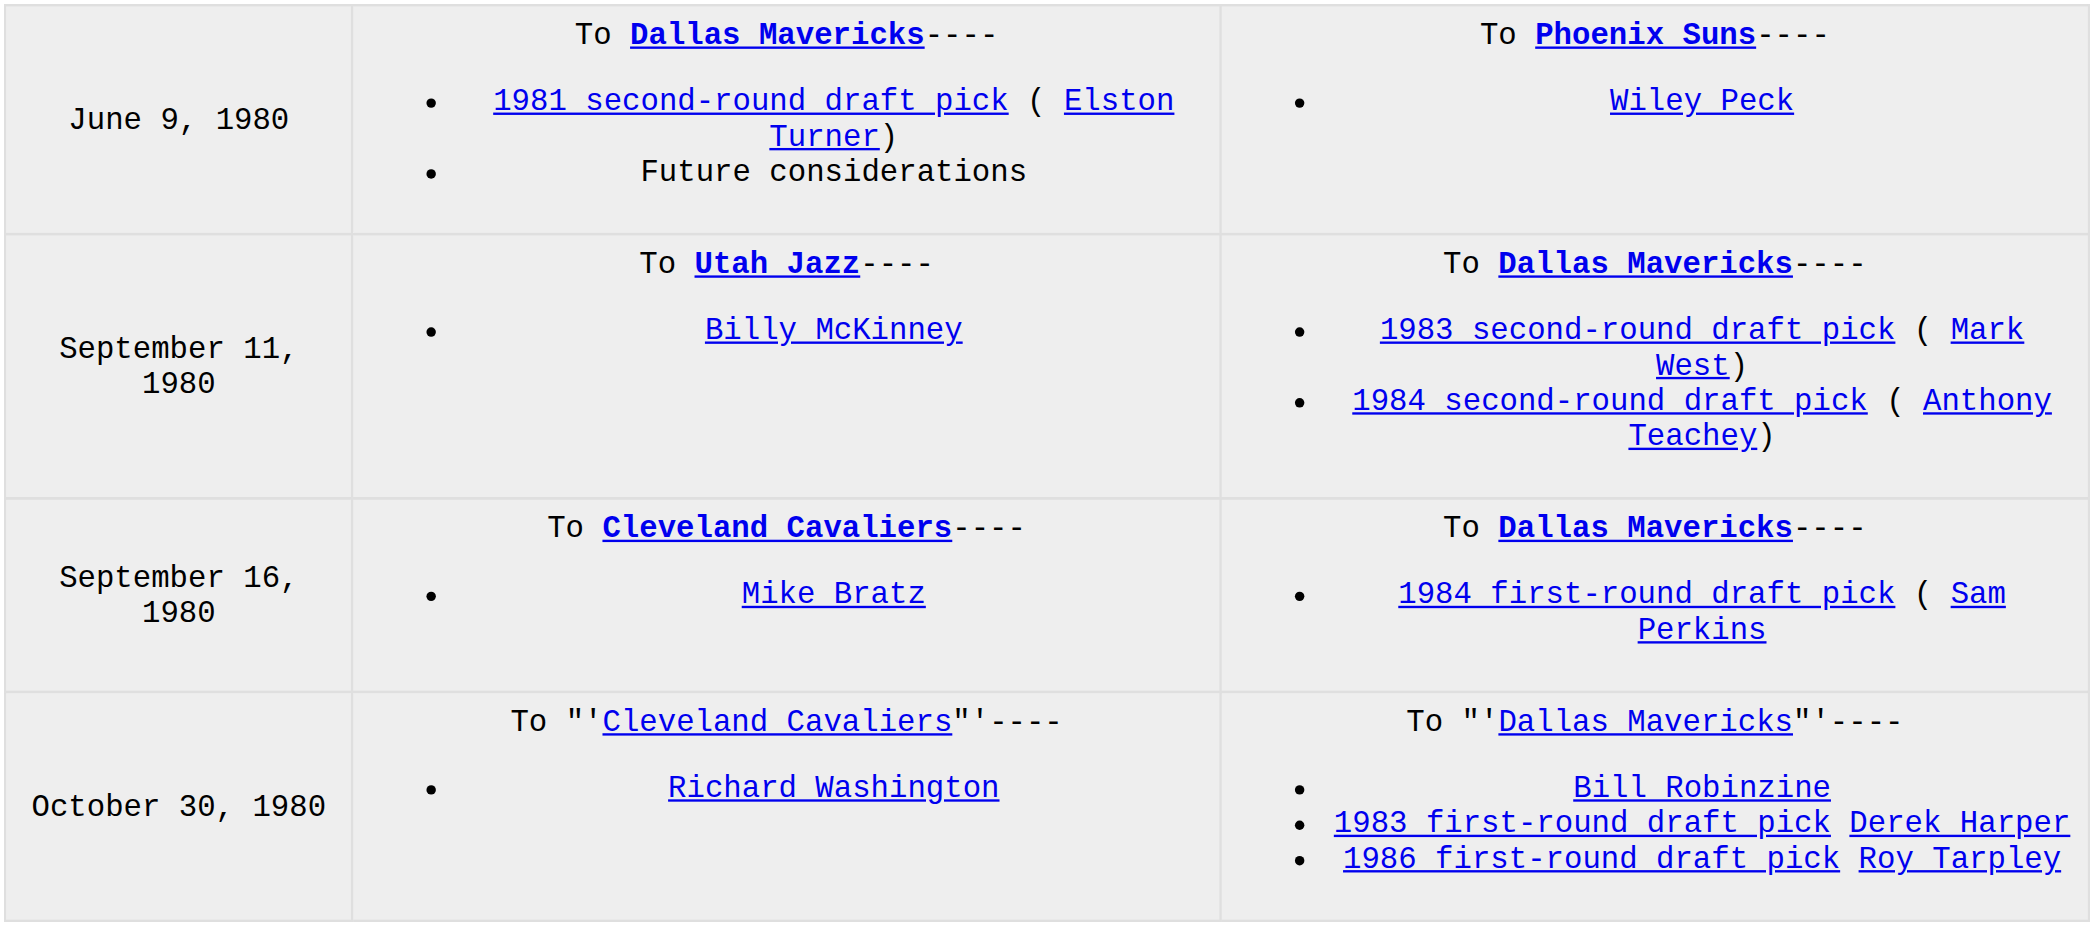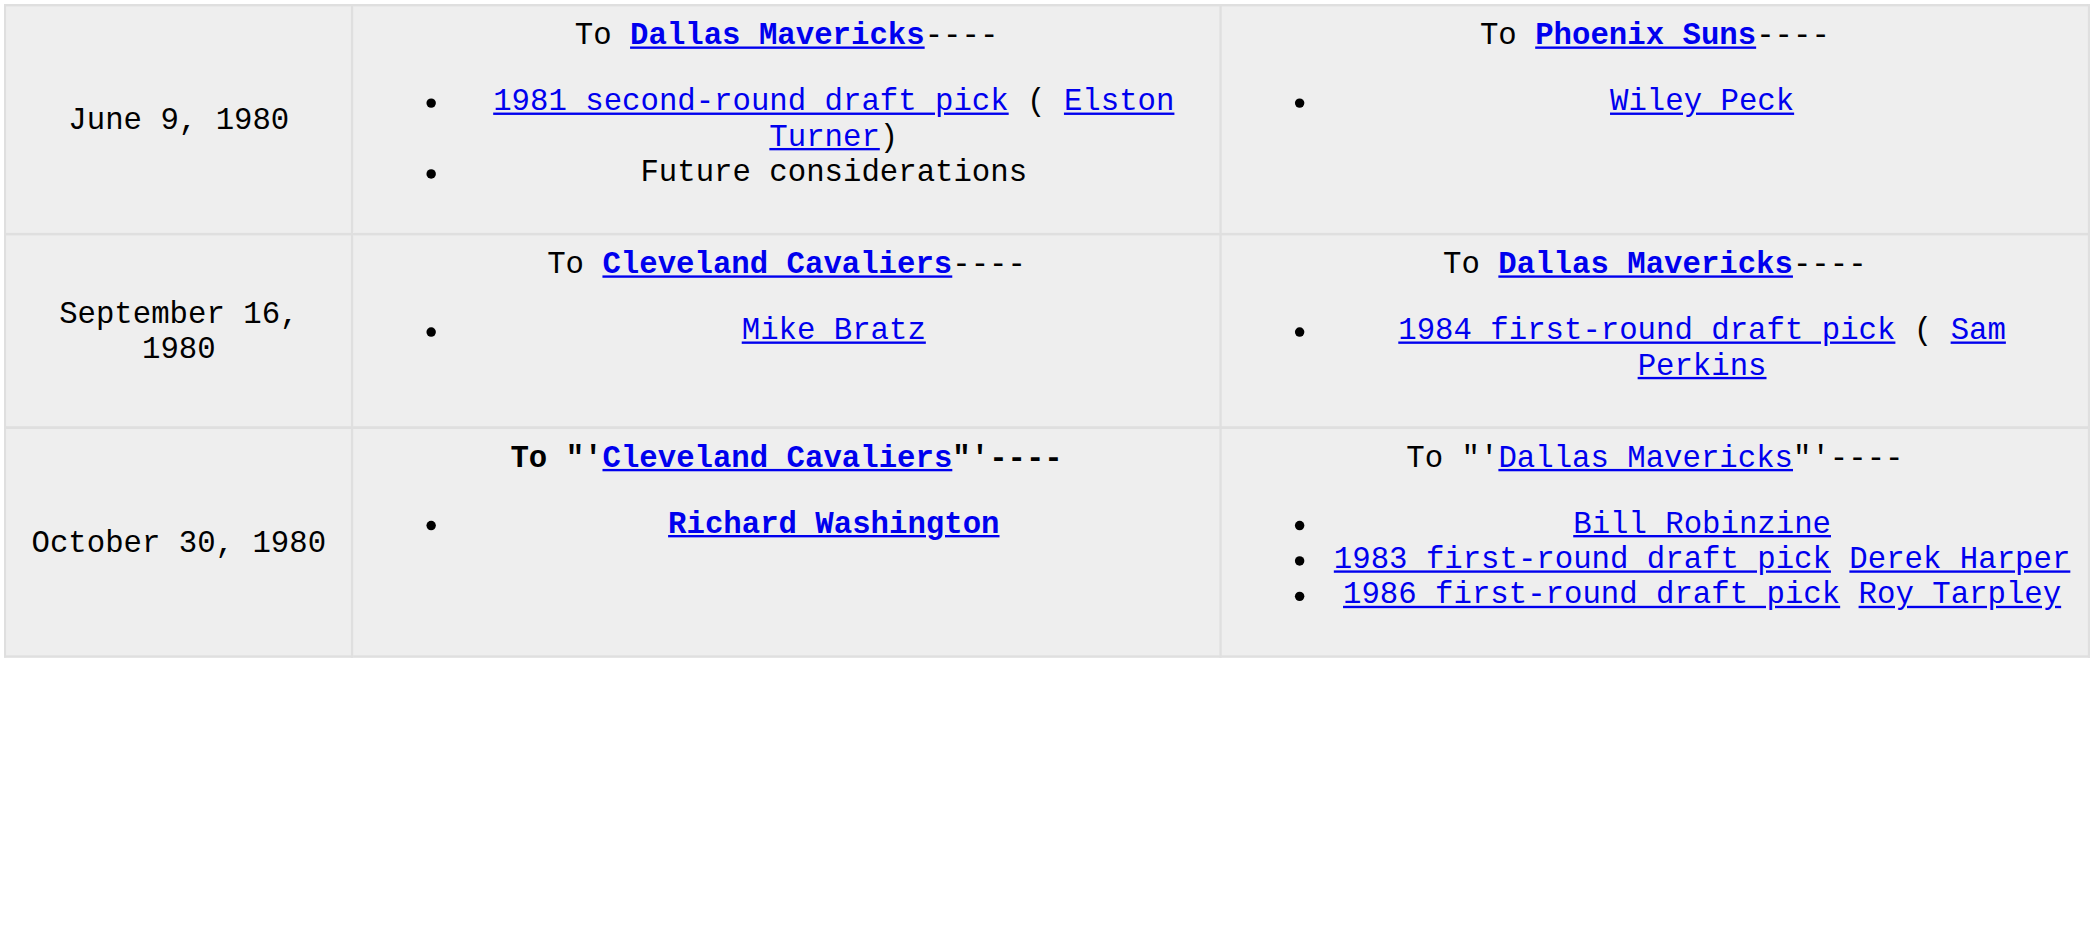- row: (179, 366)
(787, 756) normal -> (787, 491) bold
